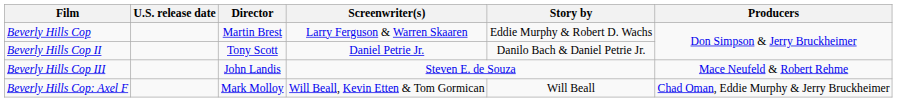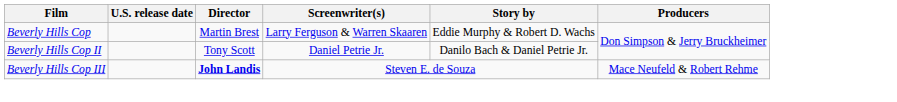(252, 69) normal -> (229, 69) bold
- row: (68, 87)
